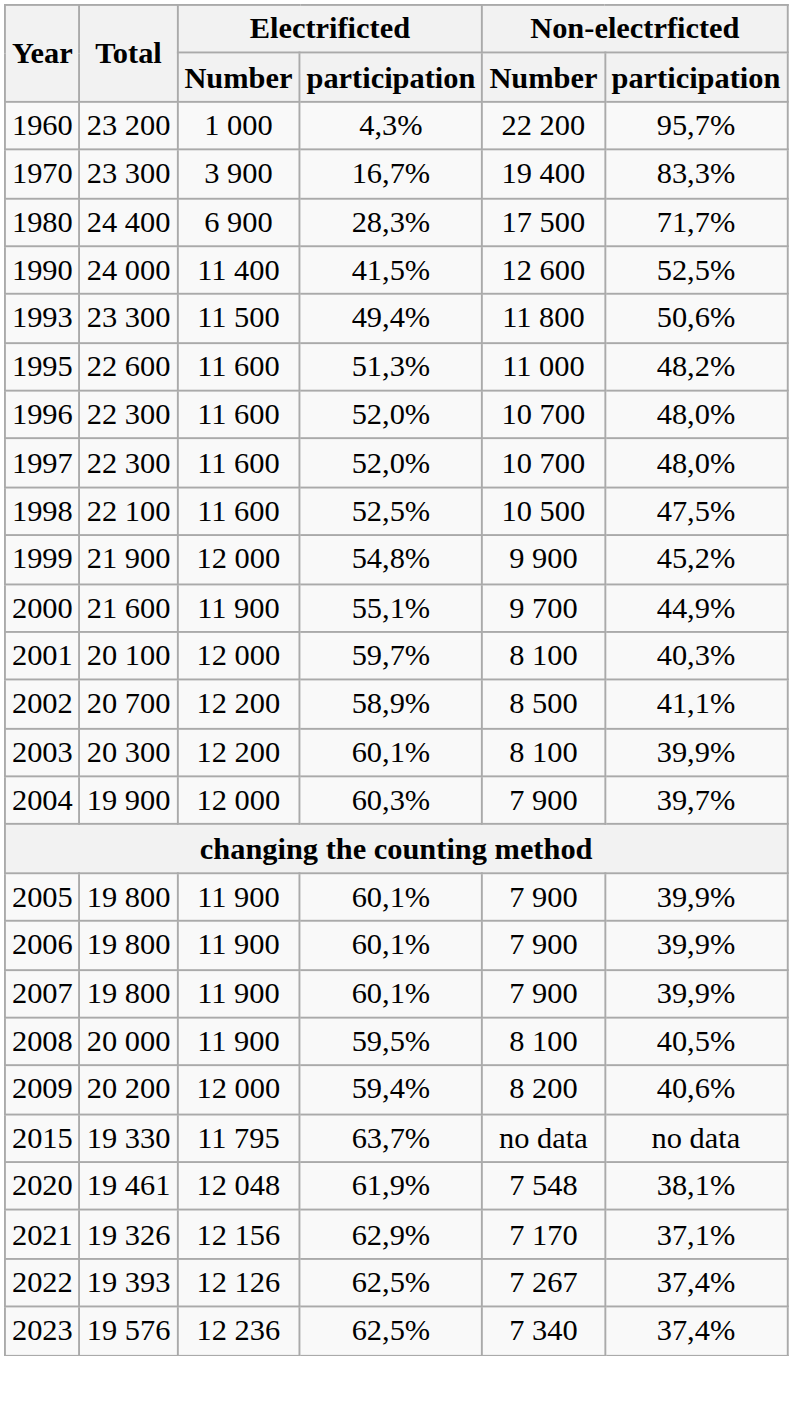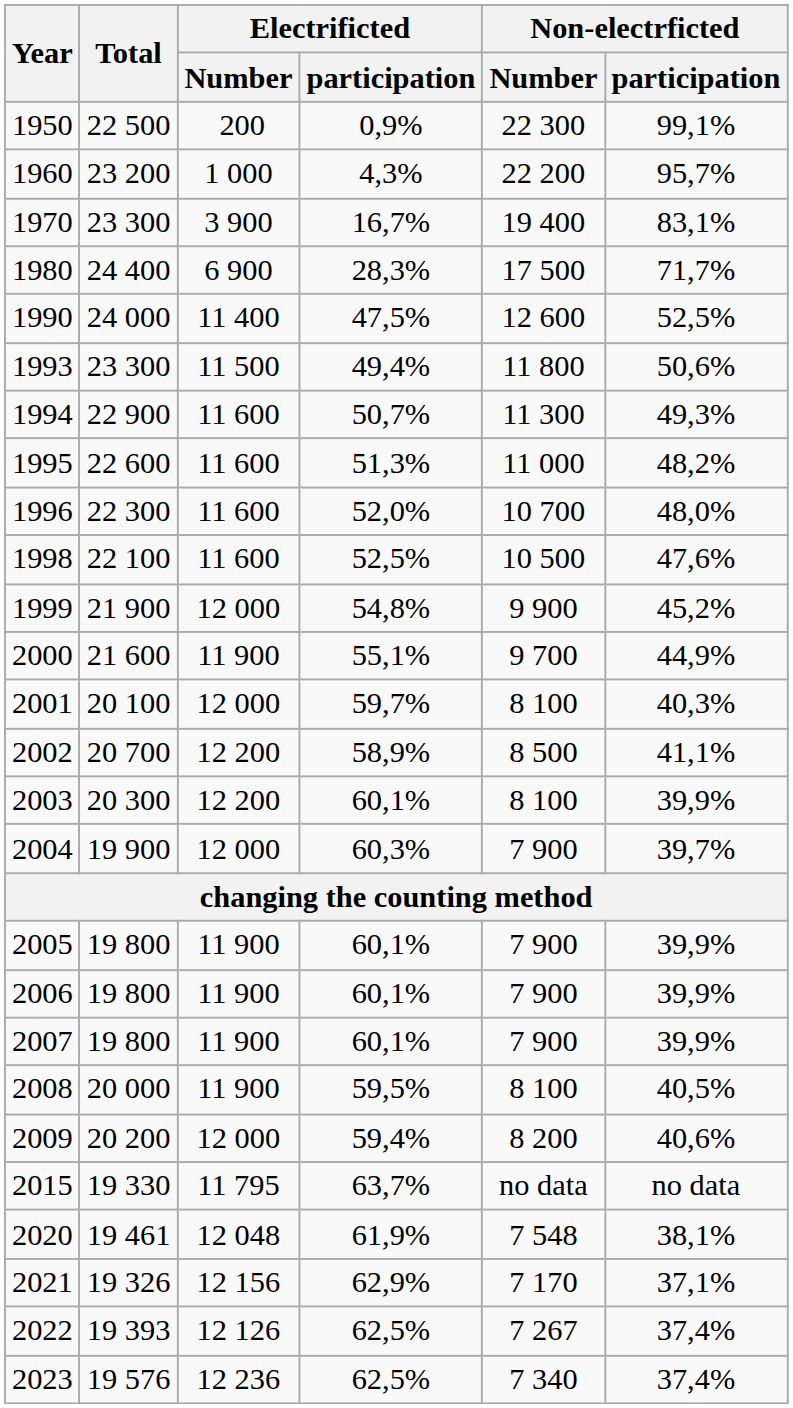+ row: (42, 125)
(696, 173) 83,3% -> (696, 221) 83,1%
(391, 269) 41,5% -> (391, 317) 47,5%
+ row: (42, 414)
- row: (42, 462)
(696, 510) 47,5% -> (696, 558) 47,6%
